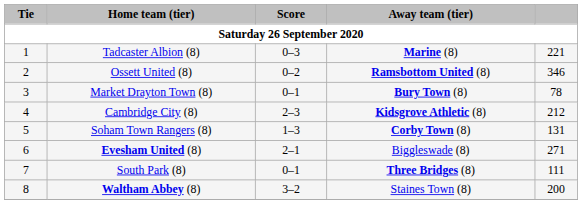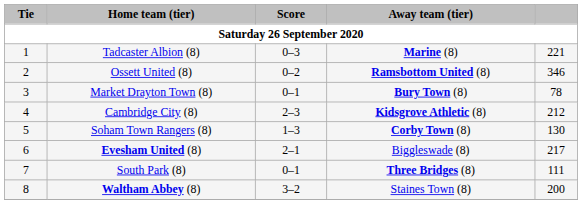(556, 131) 131 -> (556, 131) 130
(556, 150) 271 -> (556, 150) 217
